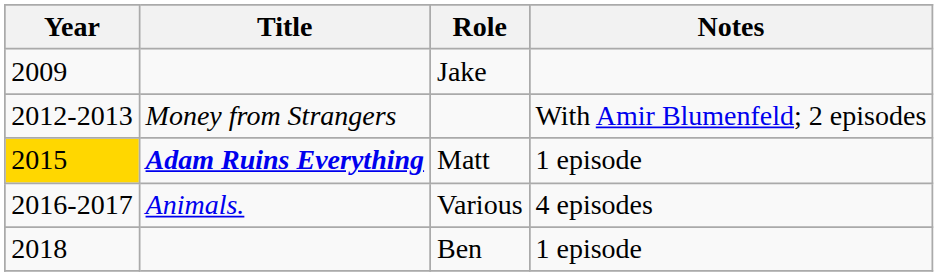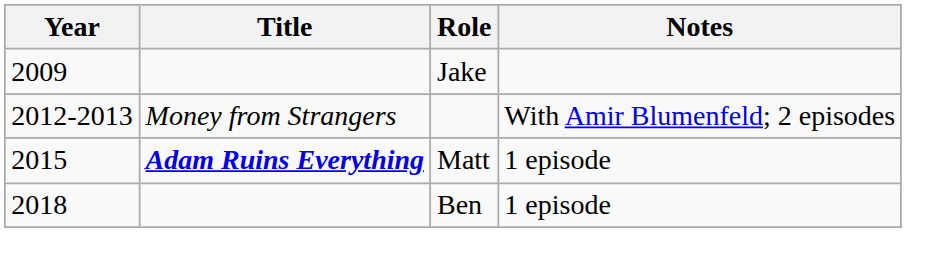(39, 159) gold background -> (39, 159) no background
- row: (480, 204)
